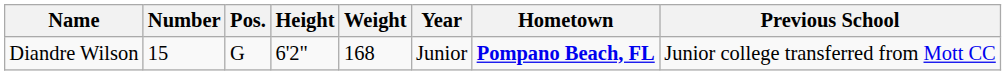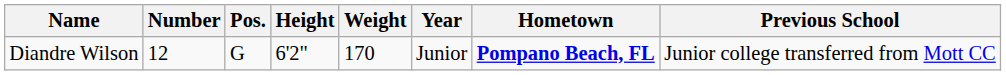(158, 53) 15 -> (158, 53) 12
(359, 53) 168 -> (359, 53) 170
